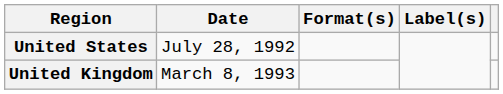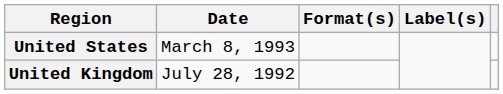(228, 47) July 28, 1992 -> (228, 47) March 8, 1993
(228, 75) March 8, 1993 -> (228, 75) July 28, 1992
